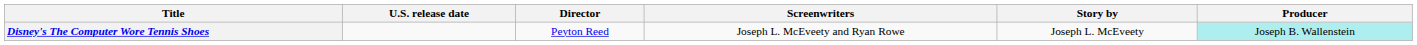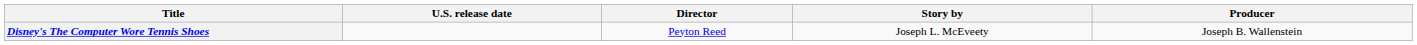- column: (821, 13)
(1305, 31) paleturquoise background -> (1252, 31) no background
